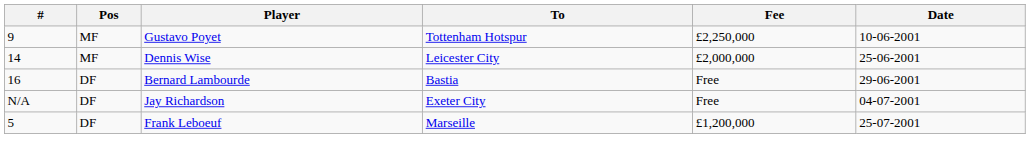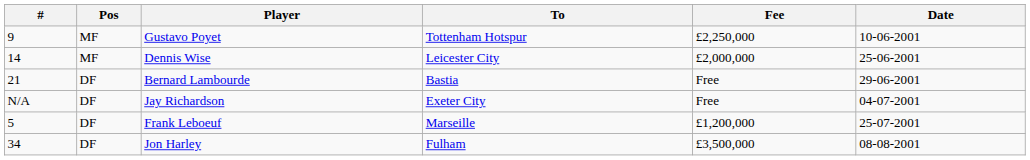(14, 80) 16 -> (14, 80) 21
+ row: (173, 144)
